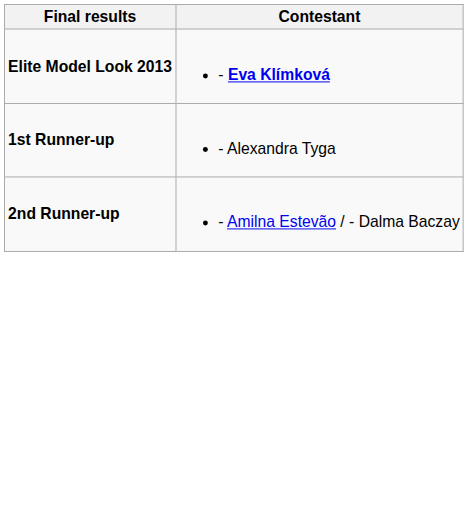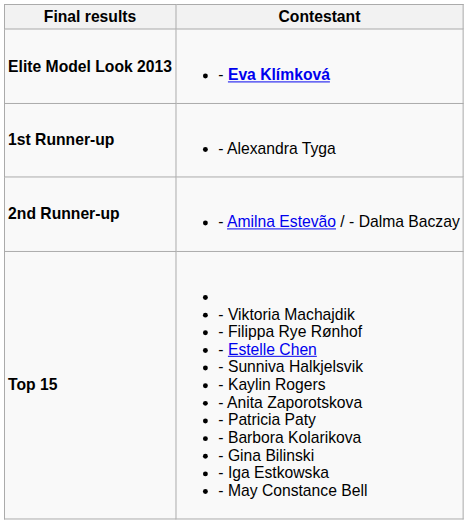+ row: (33, 384)
